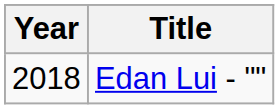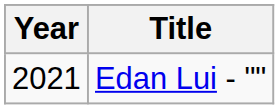(46, 77) 2018 -> (46, 77) 2021
